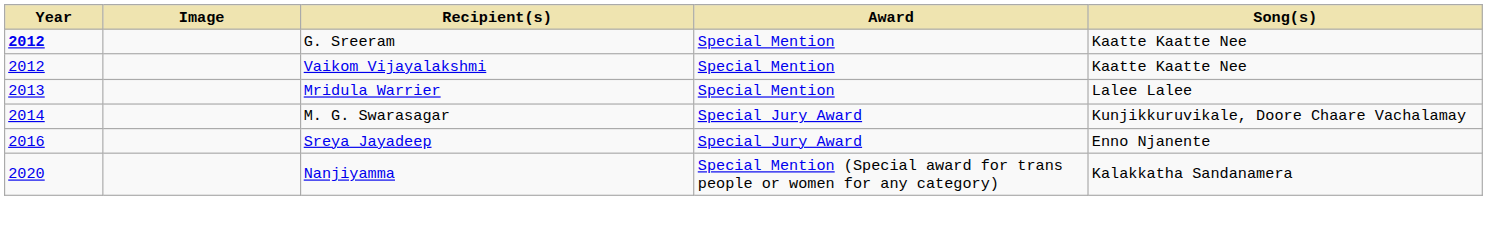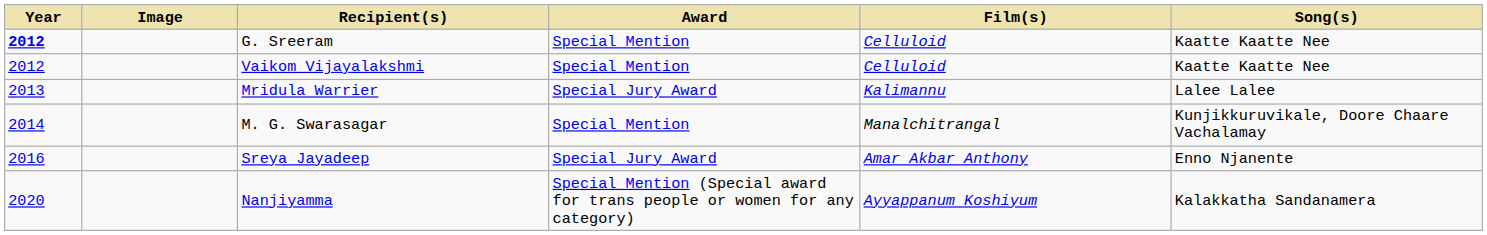+ column: (1016, 17)
(766, 91) Special Mention -> (635, 91) Special Jury Award
(780, 116) Special Jury Award -> (621, 125) Special Mention
